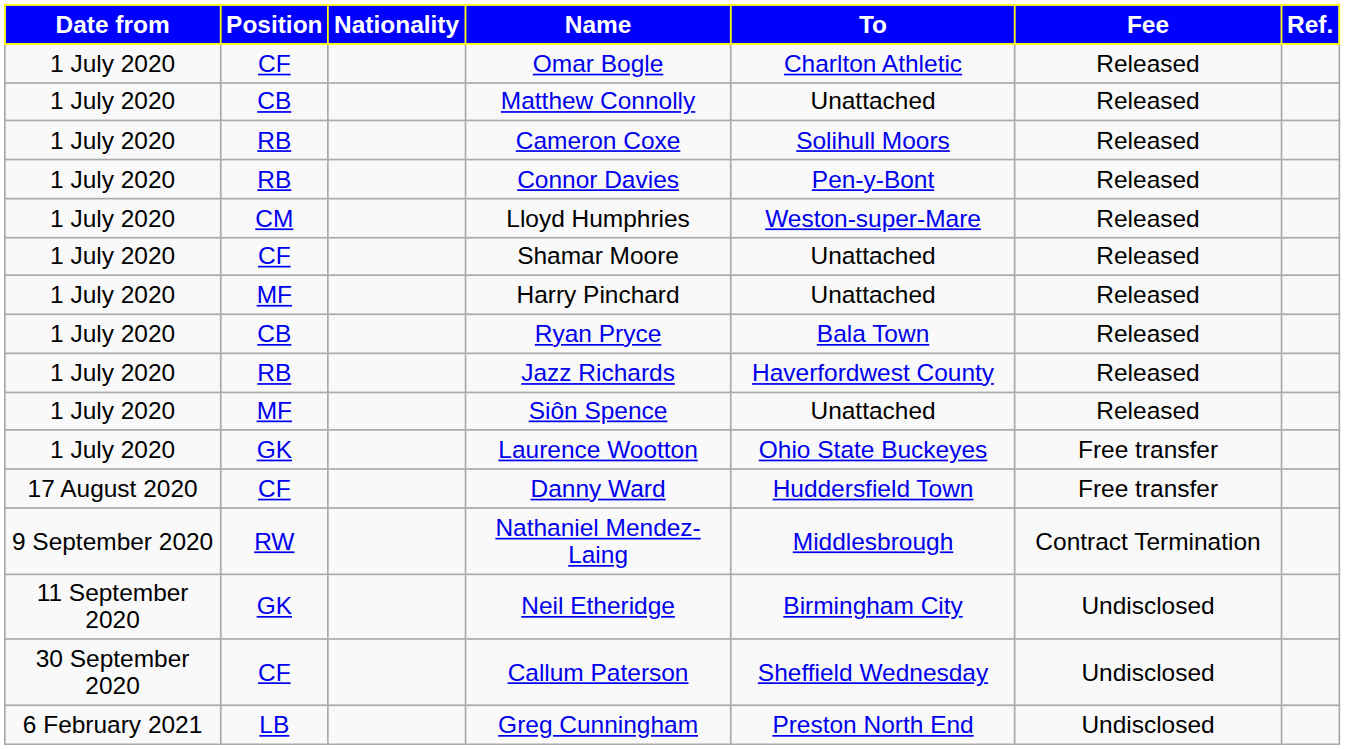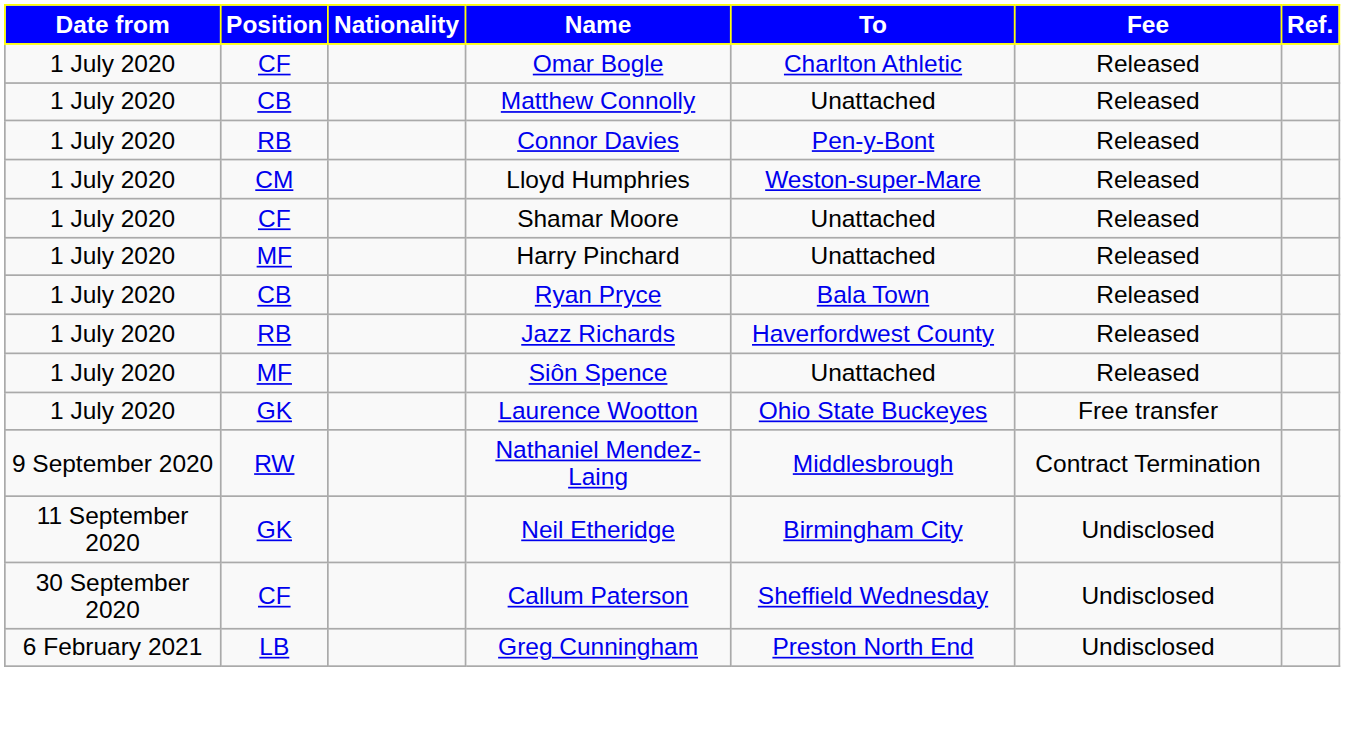- row: (598, 141)
- row: (598, 489)
